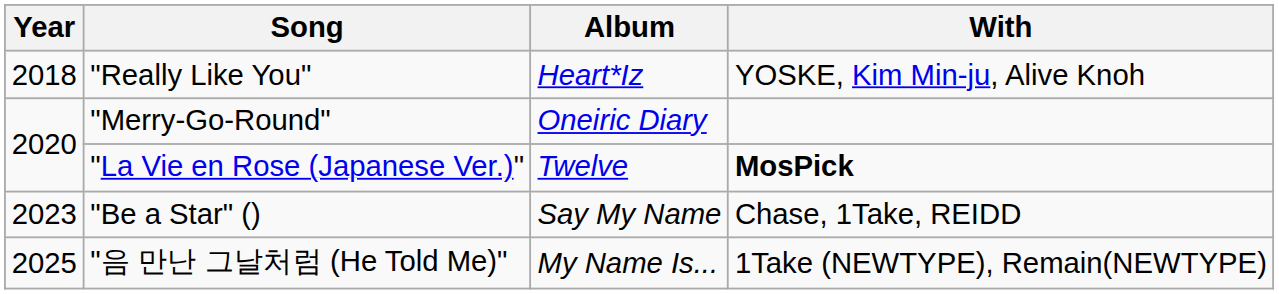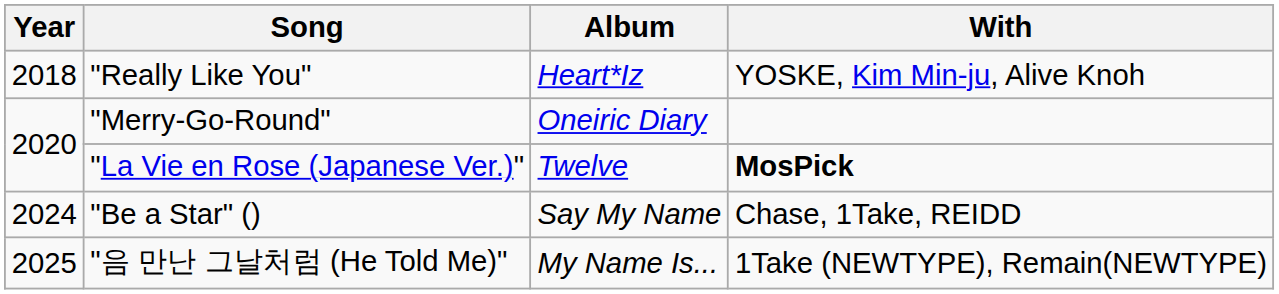(44, 213) 2023 -> (44, 213) 2024
